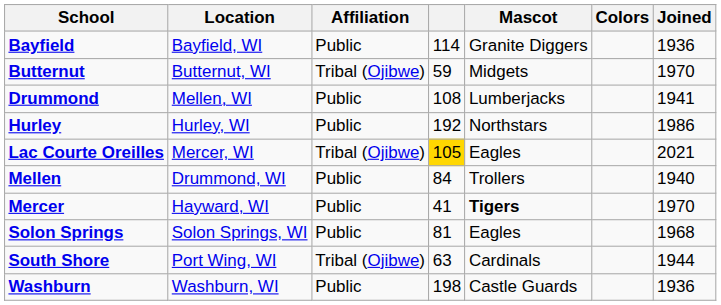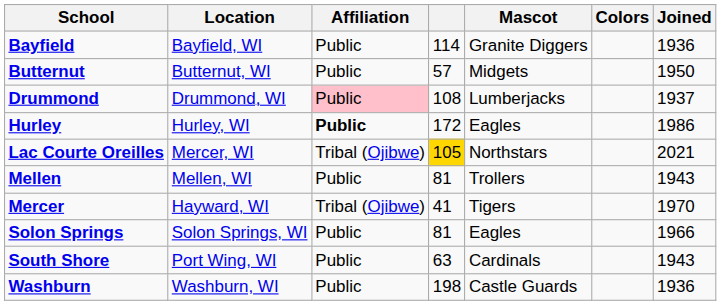(370, 71) Tribal (Ojibwe) -> (338, 71) Public
(442, 71) 59 -> (442, 71) 57
(676, 71) 1970 -> (676, 71) 1950
(212, 98) Mellen, WI -> (229, 98) Drummond, WI
(338, 98) no background -> (338, 98) pink background
(676, 98) 1941 -> (676, 98) 1937
(338, 125) normal -> (341, 125) bold
(447, 125) 192 -> (447, 125) 172
(508, 125) Northstars -> (495, 125) Eagles
(495, 152) Eagles -> (508, 152) Northstars
(229, 179) Drummond, WI -> (212, 179) Mellen, WI
(442, 179) 84 -> (442, 179) 81
(676, 179) 1940 -> (676, 179) 1943
(338, 206) Public -> (370, 206) Tribal (Ojibwe)
(494, 206) bold -> (492, 206) normal
(676, 233) 1968 -> (676, 233) 1966
(370, 260) Tribal (Ojibwe) -> (338, 260) Public
(676, 260) 1944 -> (676, 260) 1943
